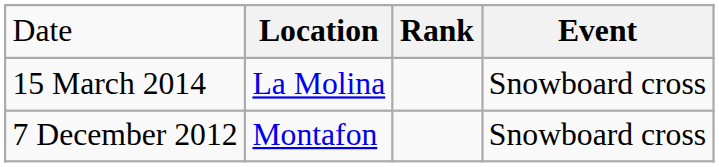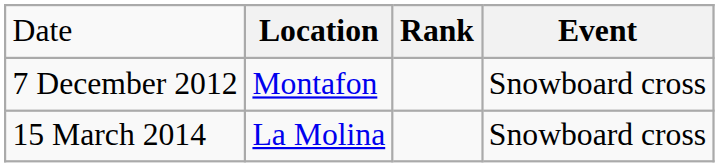rows swapped: (125, 135) <-> (109, 83)
